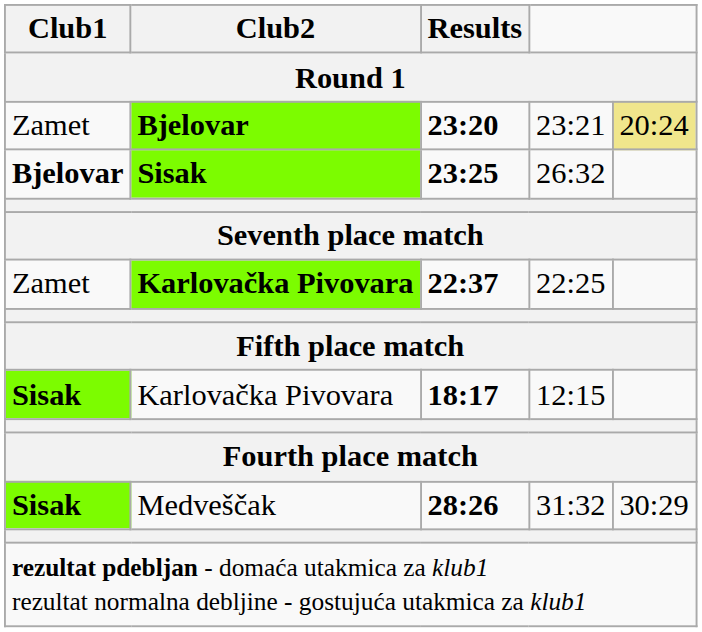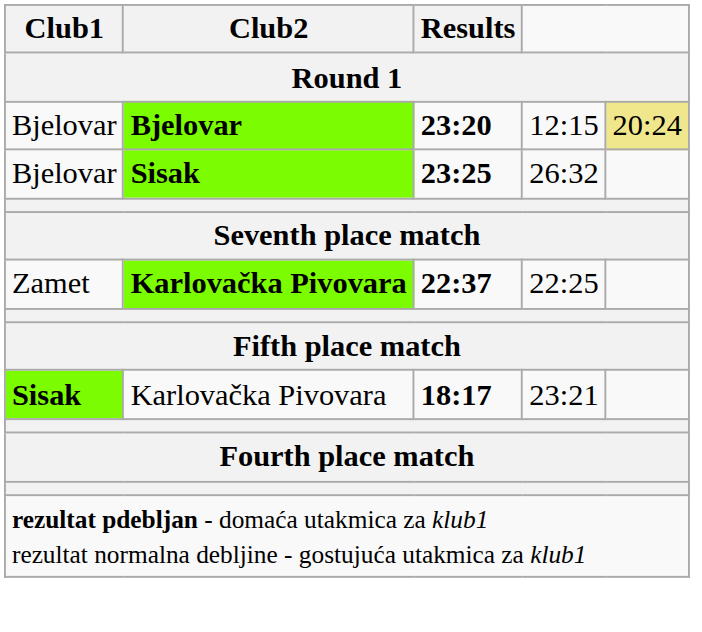(51, 125) Zamet -> (64, 125) Bjelovar
(571, 125) 23:21 -> (564, 125) 12:15
(68, 173) bold -> (64, 173) normal
(571, 394) 12:15 -> (564, 394) 23:21
- row: (463, 504)
